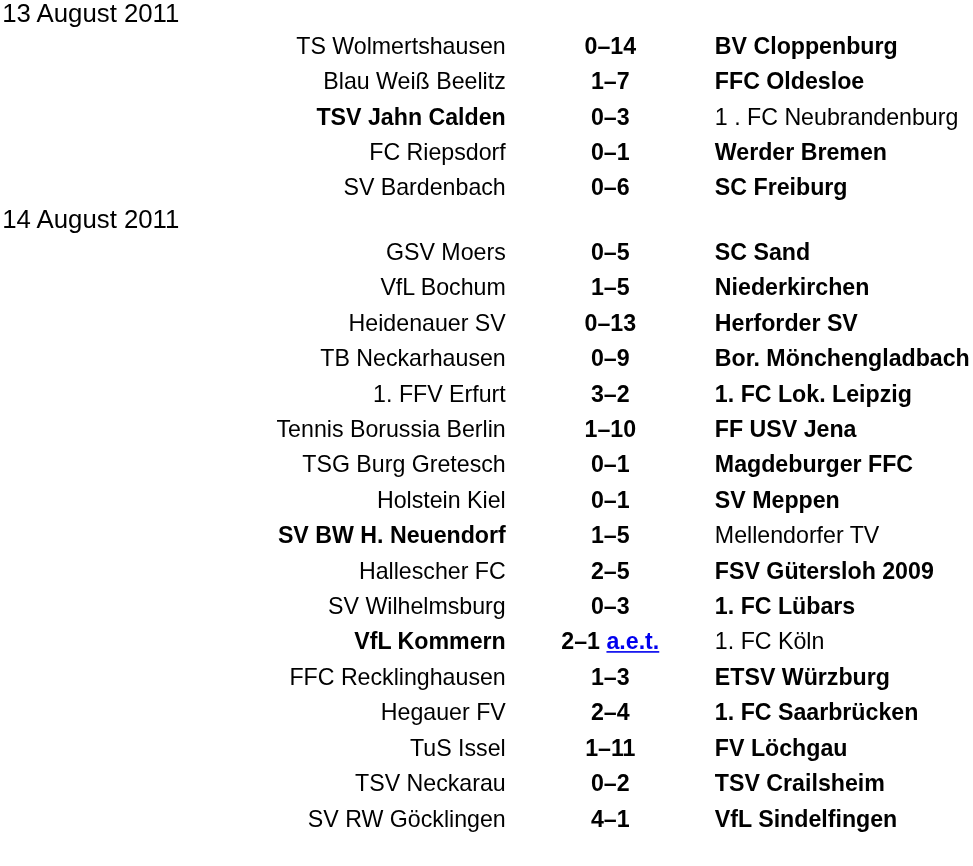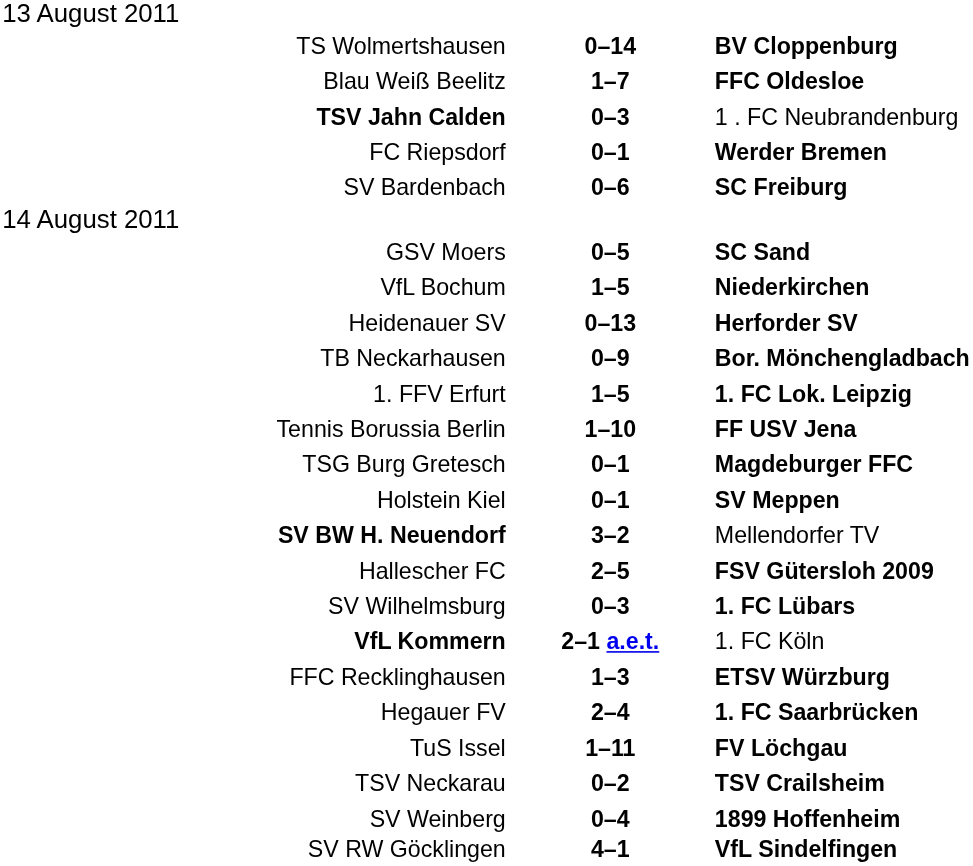(610, 394) 3–2 -> (610, 394) 1–5
(610, 535) 1–5 -> (610, 535) 3–2
+ row: (438, 819)
